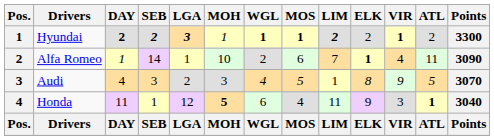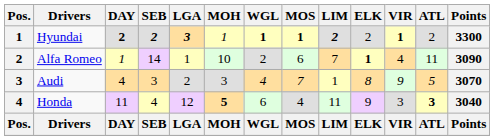(300, 80) 5 -> (300, 80) 7
(154, 102) 1 -> (154, 102) 4
(432, 102) 1 -> (432, 102) 3
